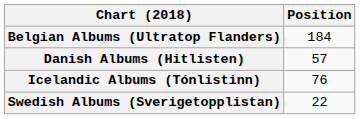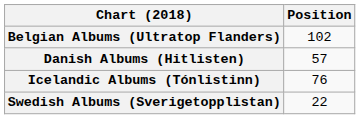(319, 37) 184 -> (319, 37) 102
